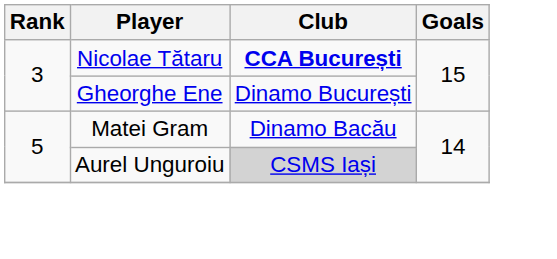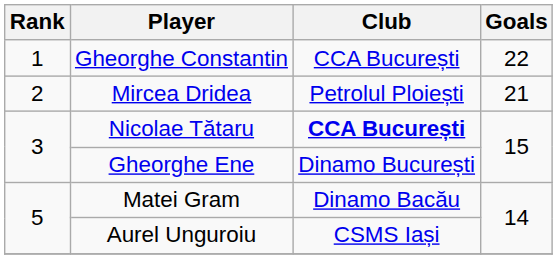+ row: (181, 57)
+ row: (181, 93)
(323, 164) lightgrey background -> (387, 235) no background
